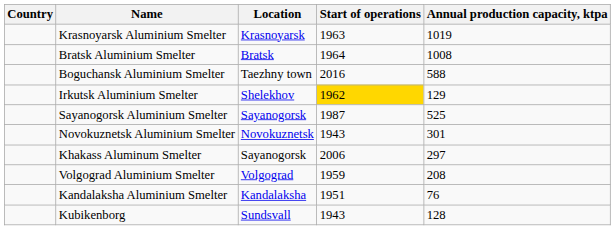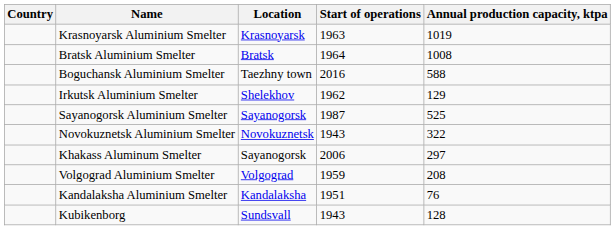(332, 94) gold background -> (332, 94) no background
(436, 134) 301 -> (436, 134) 322
